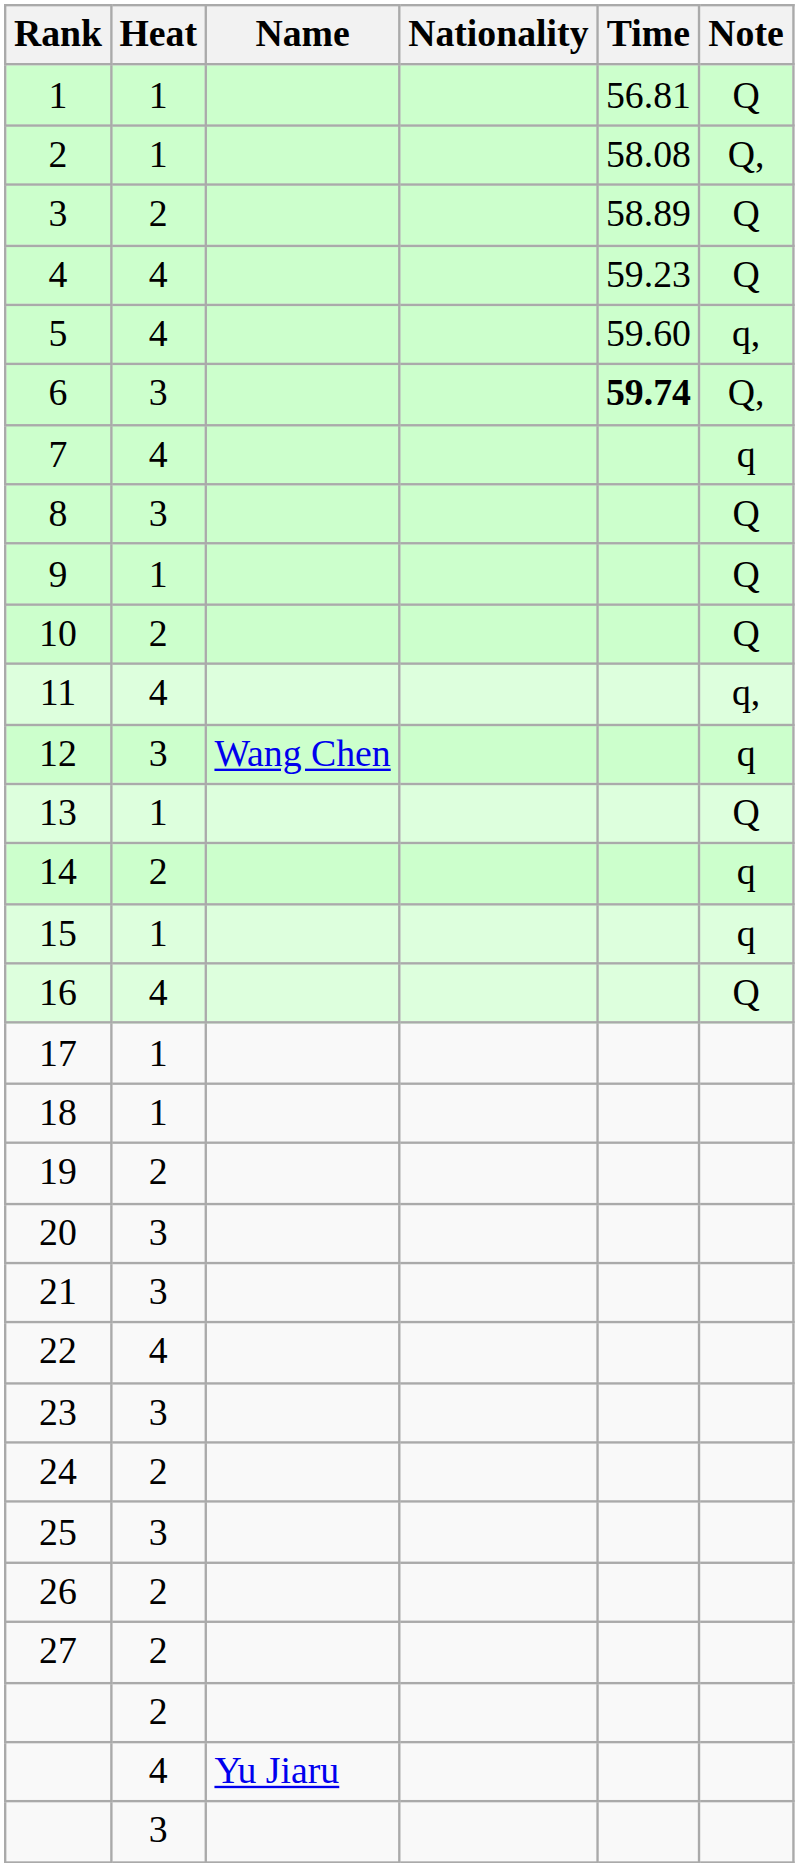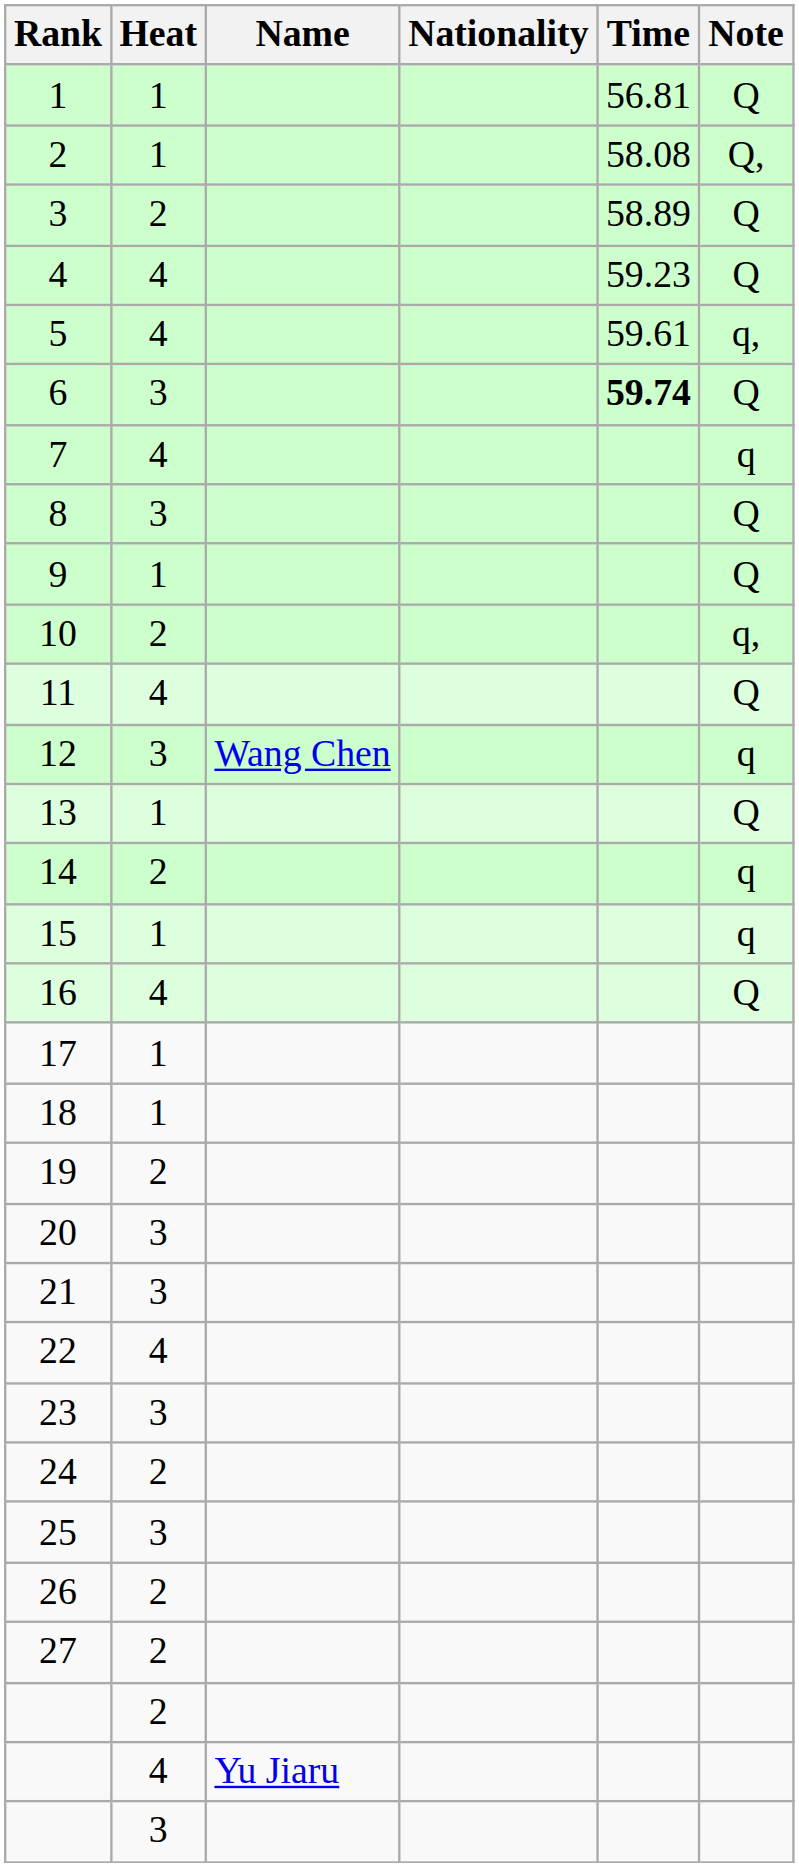(648, 333) 59.60 -> (648, 333) 59.61
(746, 393) Q, -> (746, 393) Q
(746, 633) Q -> (746, 633) q,
(746, 693) q, -> (746, 693) Q
